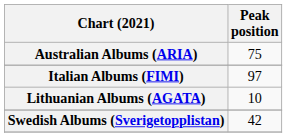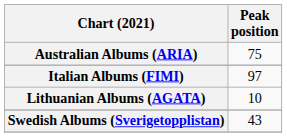(255, 120) 42 -> (255, 120) 43
